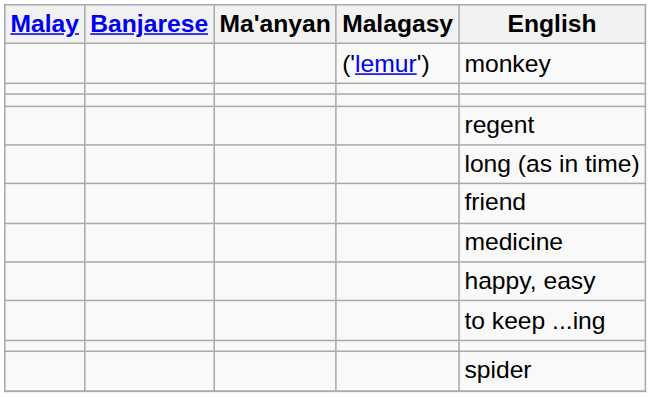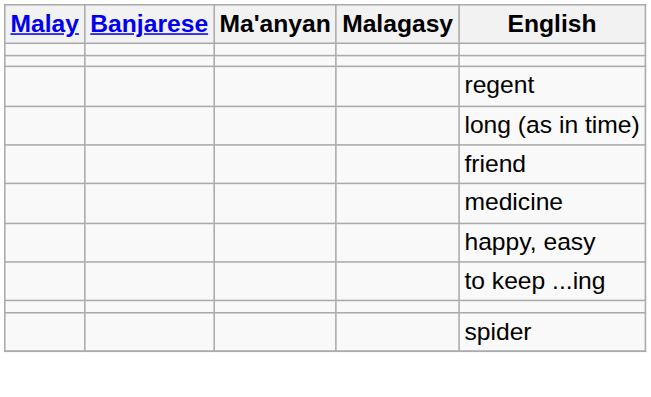- row: (45, 63)
